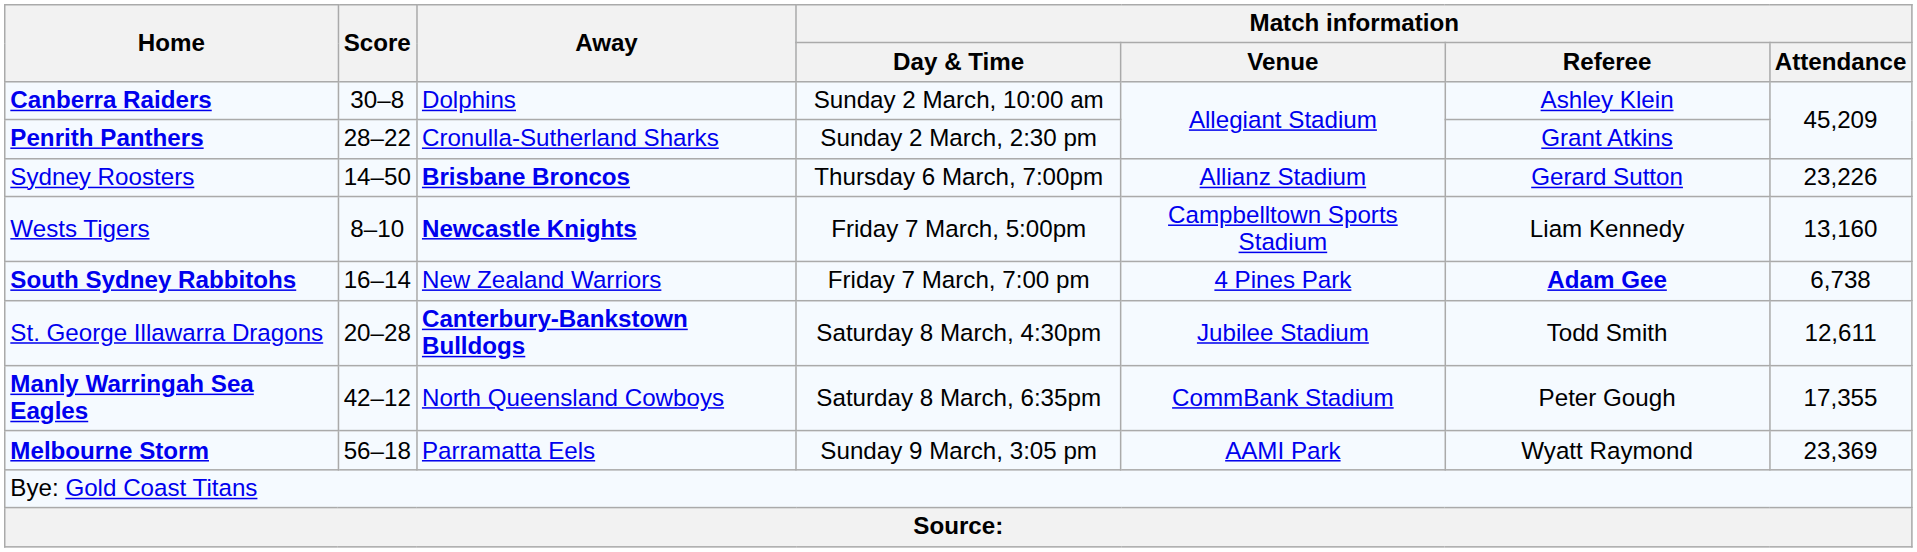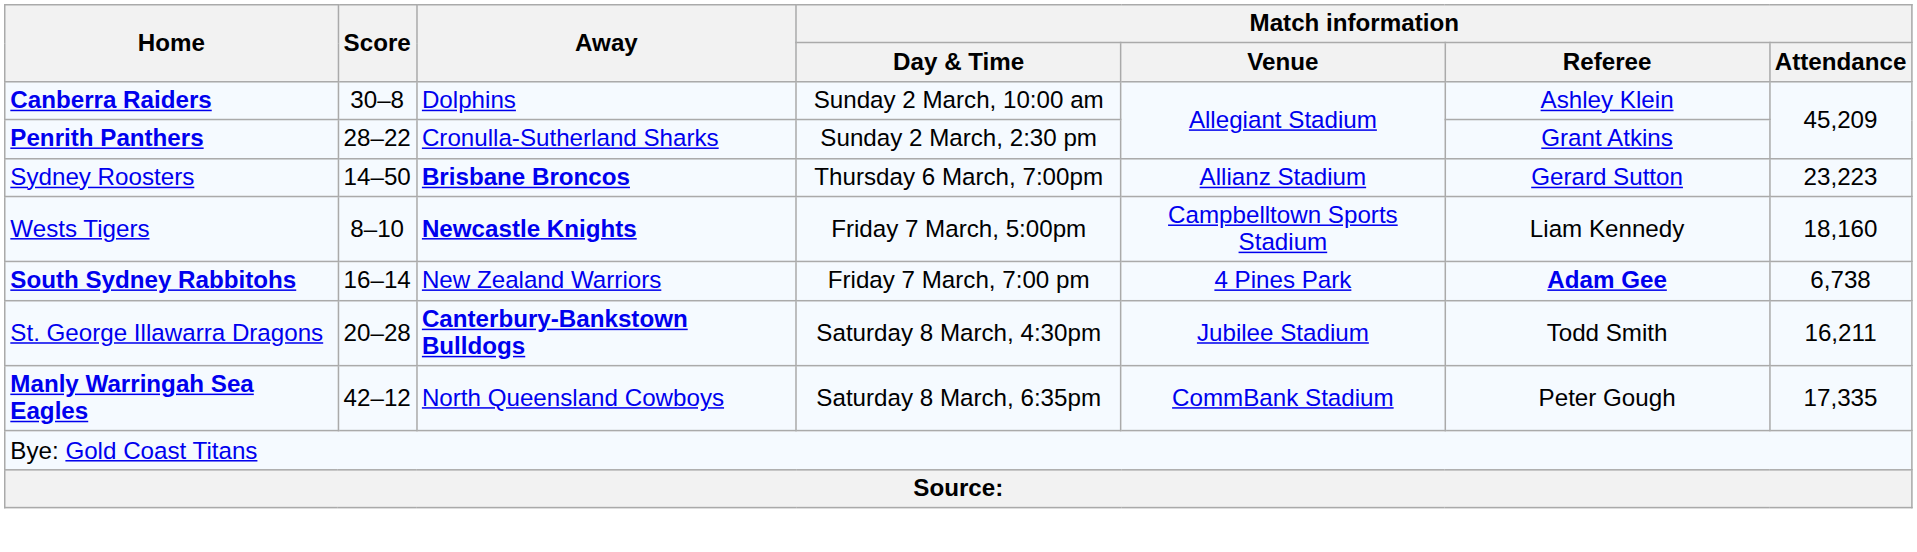(1841, 176) 23,226 -> (1841, 176) 23,223
(1841, 228) 13,160 -> (1841, 228) 18,160
(1841, 332) 12,611 -> (1841, 332) 16,211
(1841, 398) 17,355 -> (1841, 398) 17,335
- row: (110, 450)
